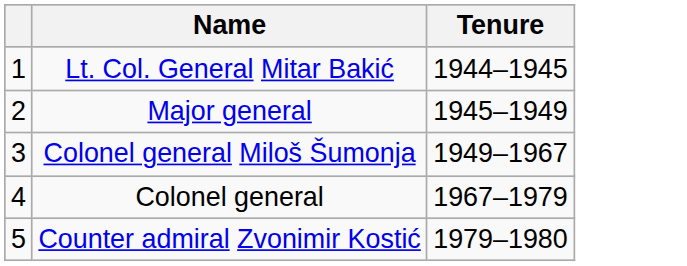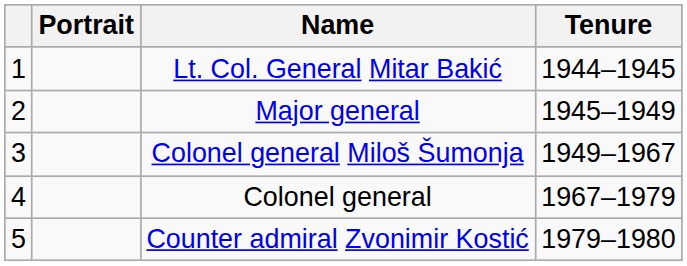+ column: (86, 25)
